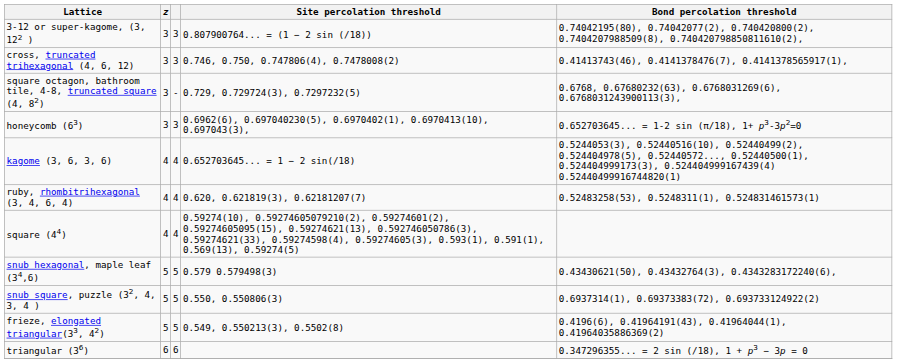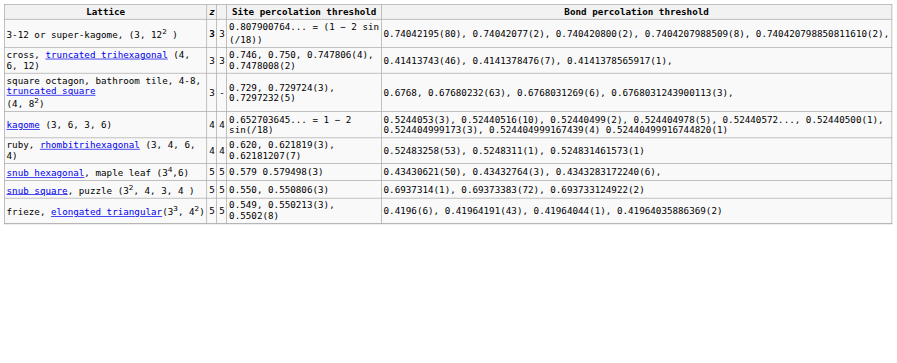(166, 33) normal -> (212, 33) bold
- row: (45, 125)
- row: (37, 234)
- row: (48, 350)
